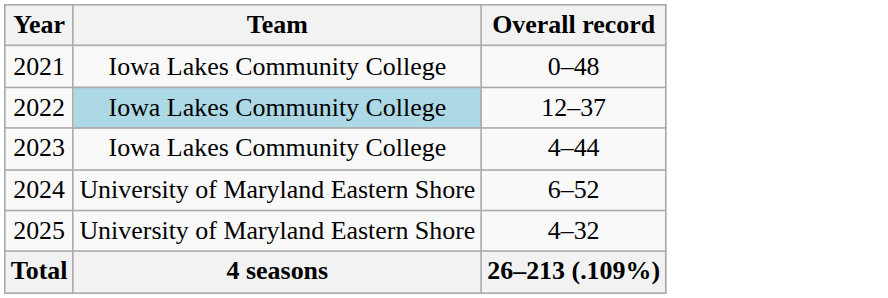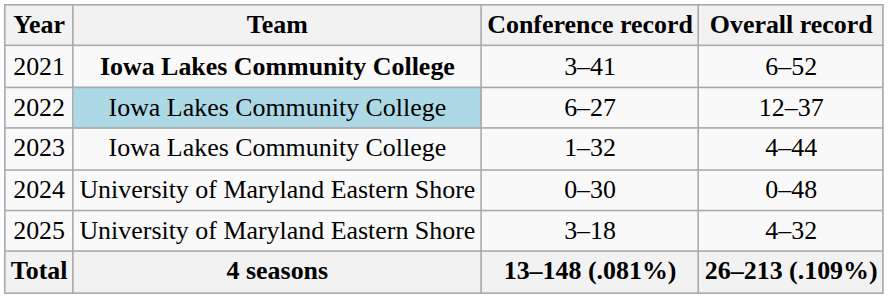+ column: (590, 25)
(277, 66) normal -> (277, 66) bold
(574, 66) 0–48 -> (791, 66) 6–52
(574, 189) 6–52 -> (791, 189) 0–48
